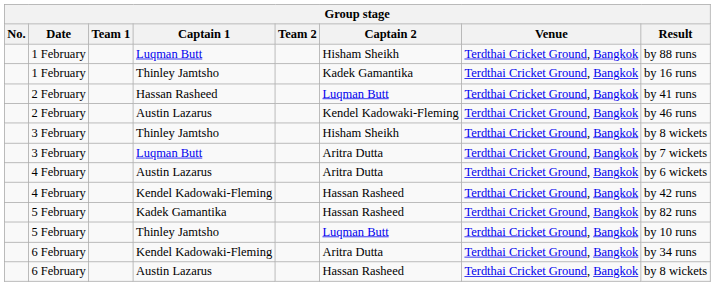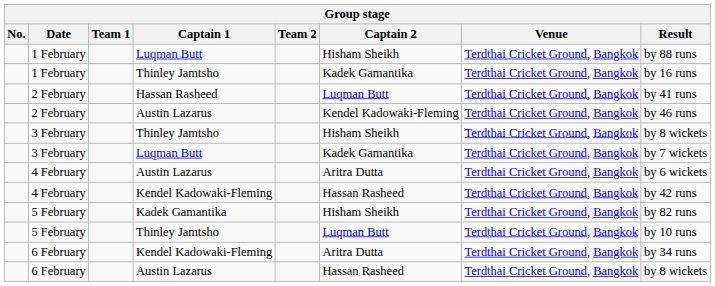(353, 152) Aritra Dutta -> (368, 152) Kadek Gamantika
(363, 212) Hassan Rasheed -> (361, 212) Hisham Sheikh
